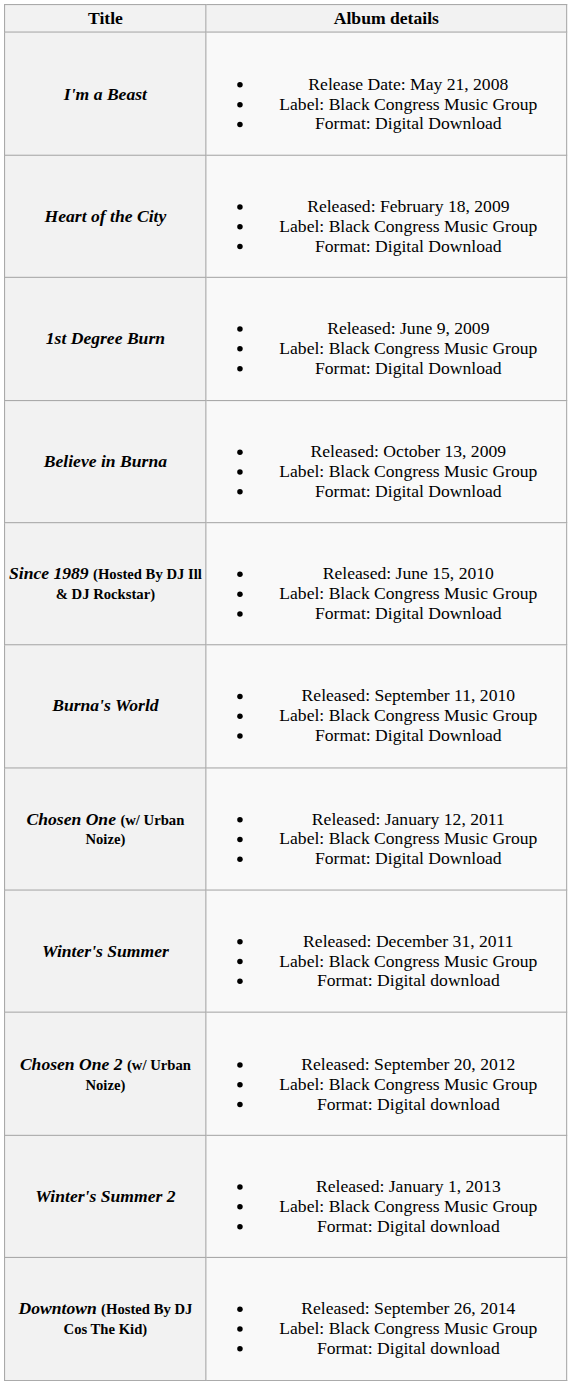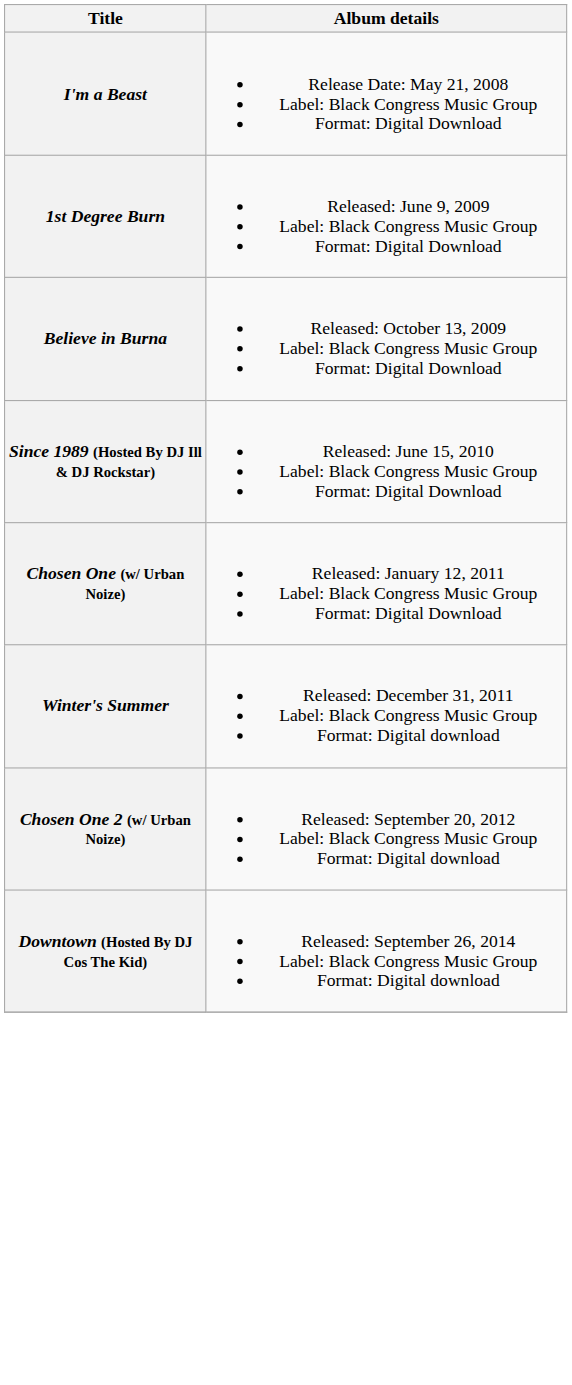- row: (105, 216)
- row: (105, 706)
- row: (105, 1196)
